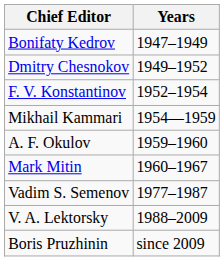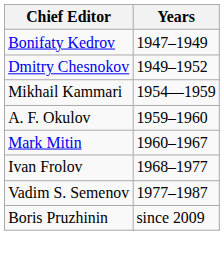- row: (67, 92)
+ row: (45, 167)
- row: (58, 218)
